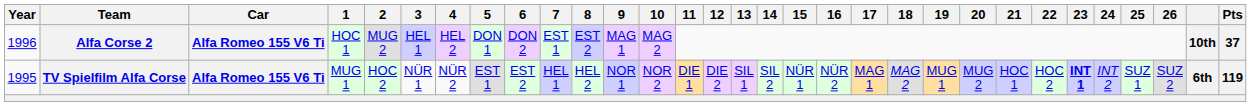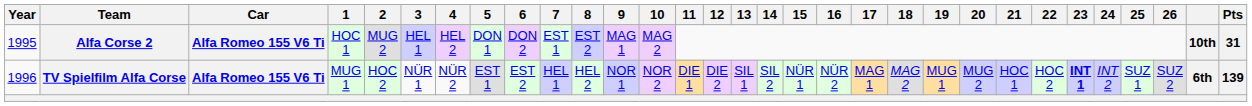(22, 43) 1996 -> (22, 43) 1995
(1233, 43) 37 -> (1233, 43) 31
(22, 78) 1995 -> (22, 78) 1996
(1233, 78) 119 -> (1233, 78) 139
